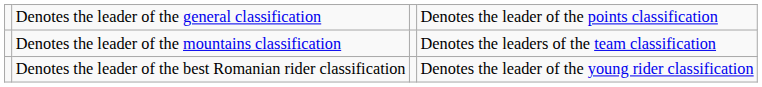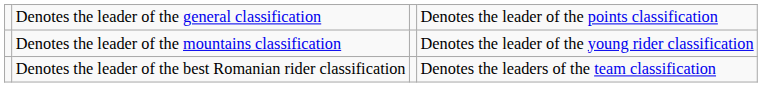(568, 43) Denotes the leaders of the team classification -> (587, 43) Denotes the leader of the young rider classification
(587, 69) Denotes the leader of the young rider classification -> (568, 69) Denotes the leaders of the team classification
